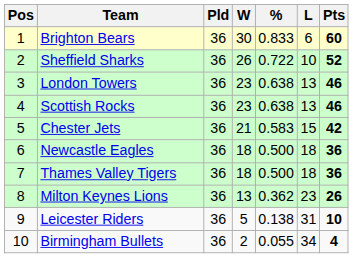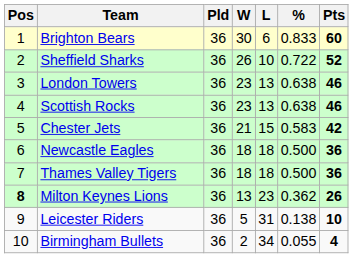columns swapped: (308, 15) <-> (276, 15)
(21, 196) normal -> (21, 196) bold
